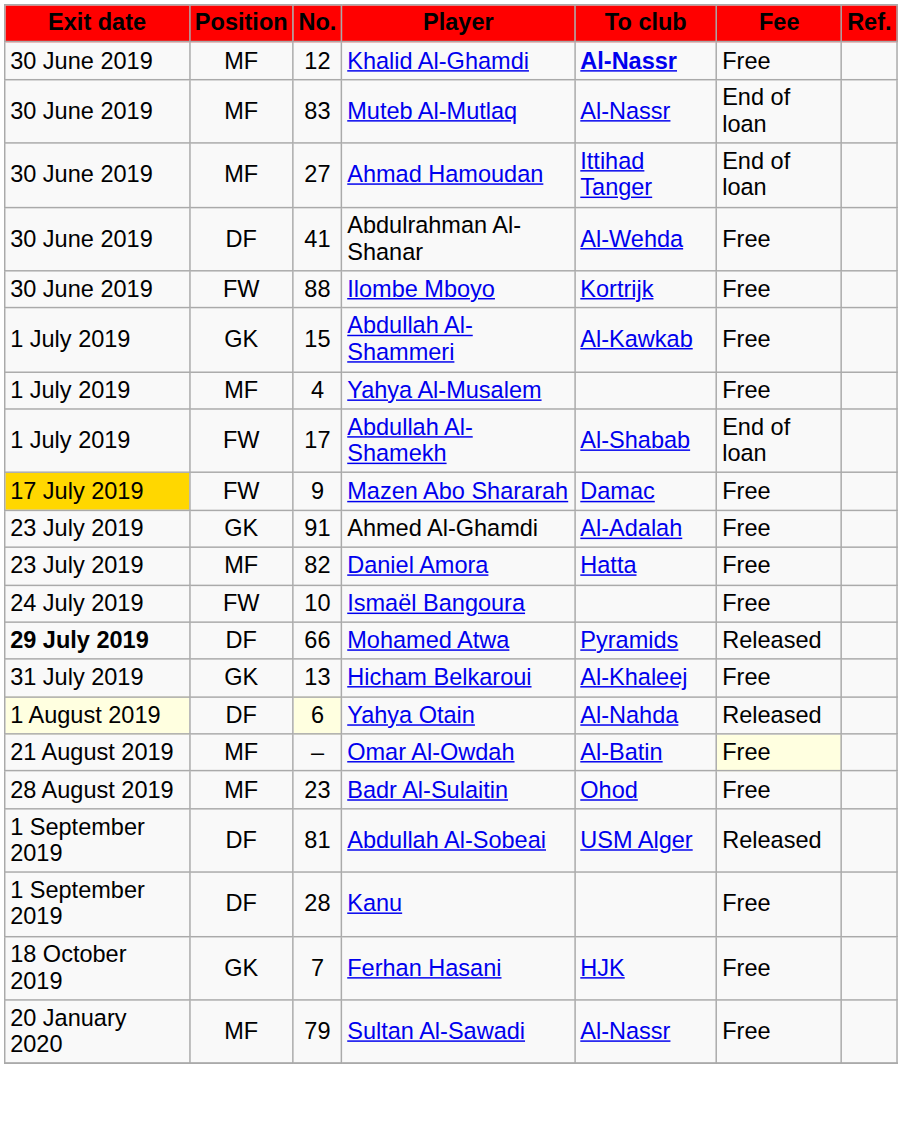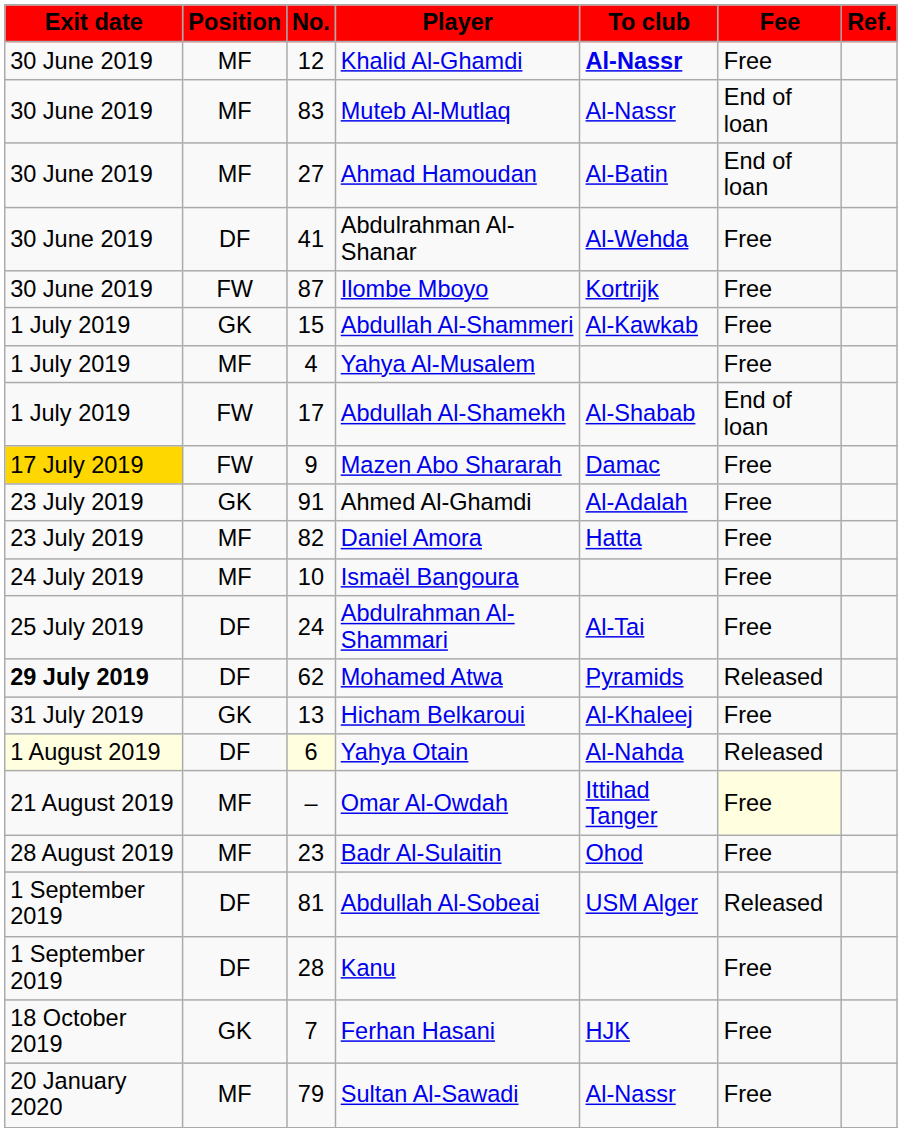(616, 174) Ittihad Tanger -> (627, 174) Al-Batin
(317, 289) 88 -> (311, 289) 87
(241, 603) FW -> (235, 576) MF
+ row: (428, 627)
(317, 640) 66 -> (311, 677) 62
(621, 752) Al-Batin -> (622, 802) Ittihad Tanger
